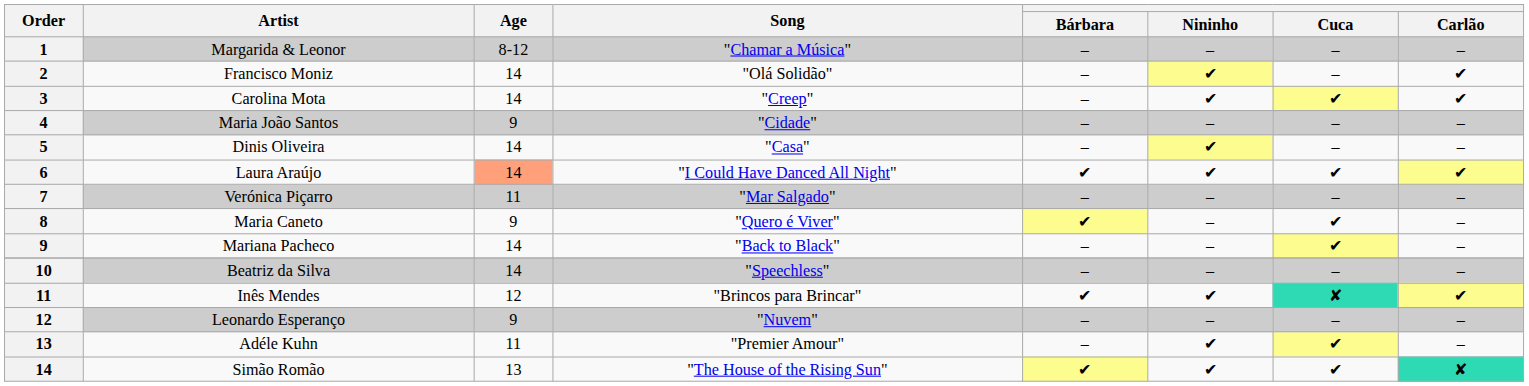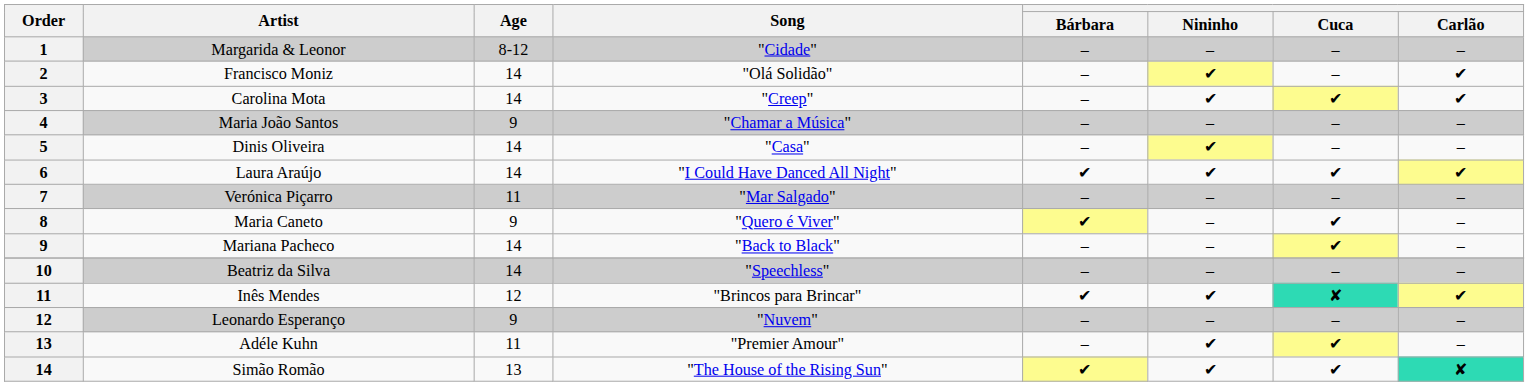(787, 49) "Chamar a Música" -> (787, 49) "Cidade"
(787, 123) "Cidade" -> (787, 123) "Chamar a Música"
(513, 172) lightsalmon background -> (513, 172) no background
